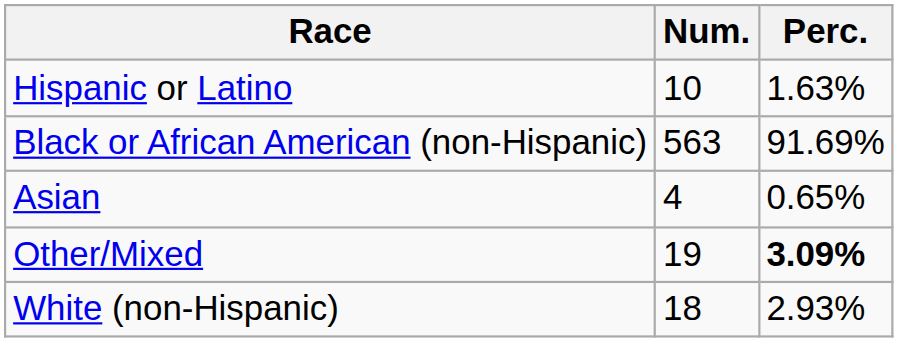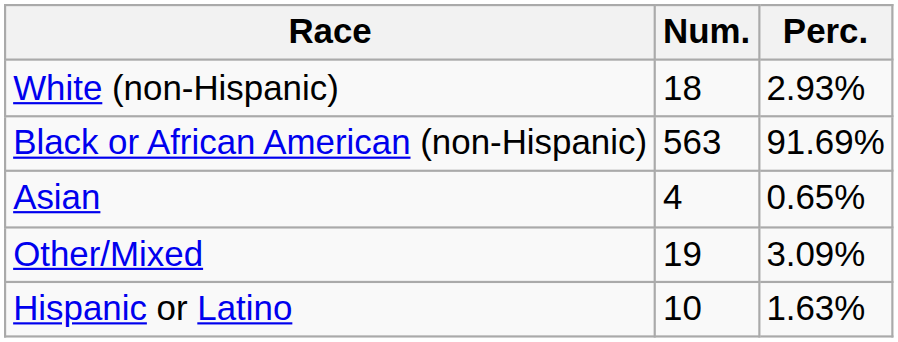rows swapped: (176, 308) <-> (153, 87)
(816, 253) bold -> (816, 253) normal
